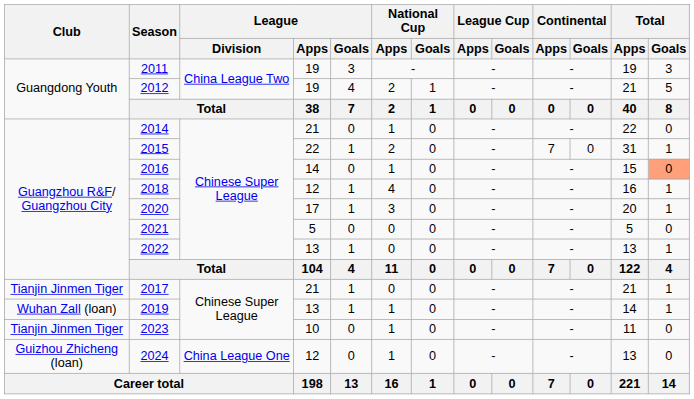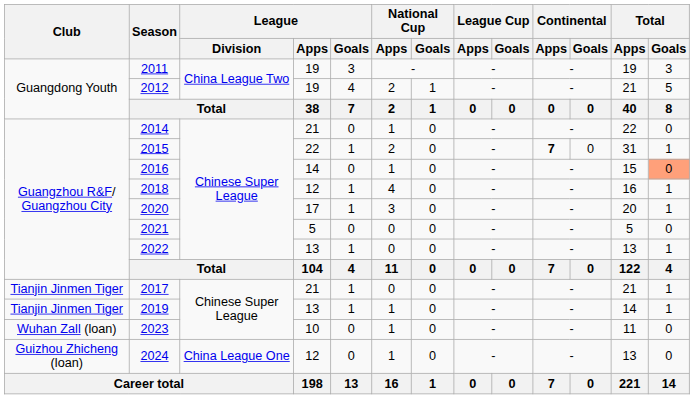(551, 149) normal -> (551, 149) bold
(67, 309) Wuhan Zall (loan) -> (67, 309) Tianjin Jinmen Tiger
(67, 329) Tianjin Jinmen Tiger -> (67, 329) Wuhan Zall (loan)
